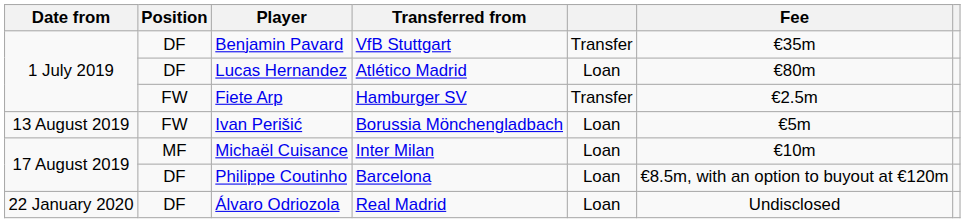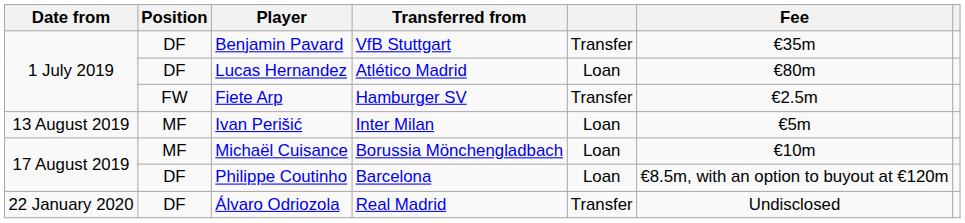(174, 124) FW -> (174, 124) MF
(459, 124) Borussia Mönchengladbach -> (395, 124) Inter Milan
(395, 151) Inter Milan -> (459, 151) Borussia Mönchengladbach
(602, 204) Loan -> (602, 204) Transfer
